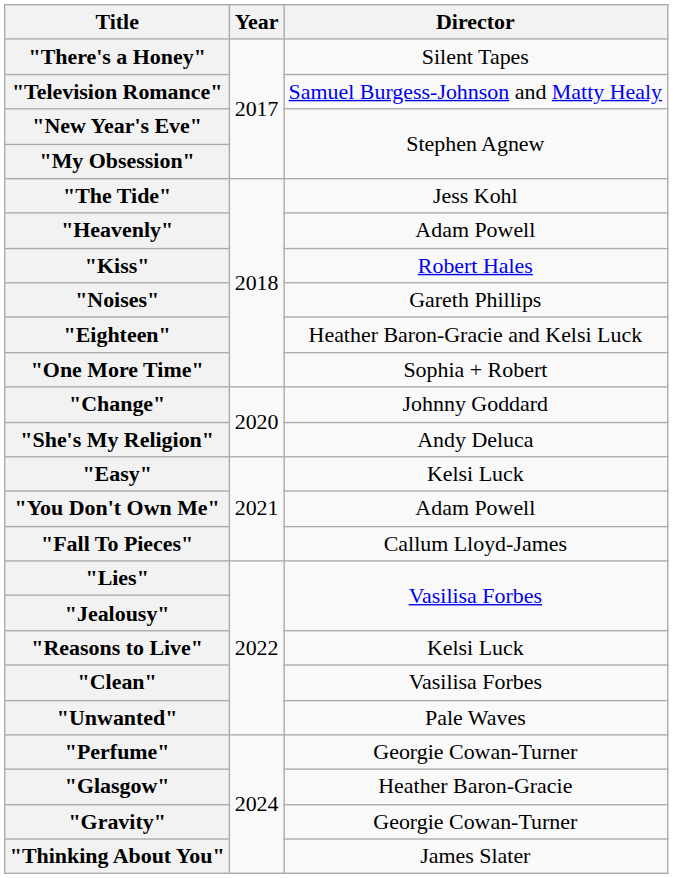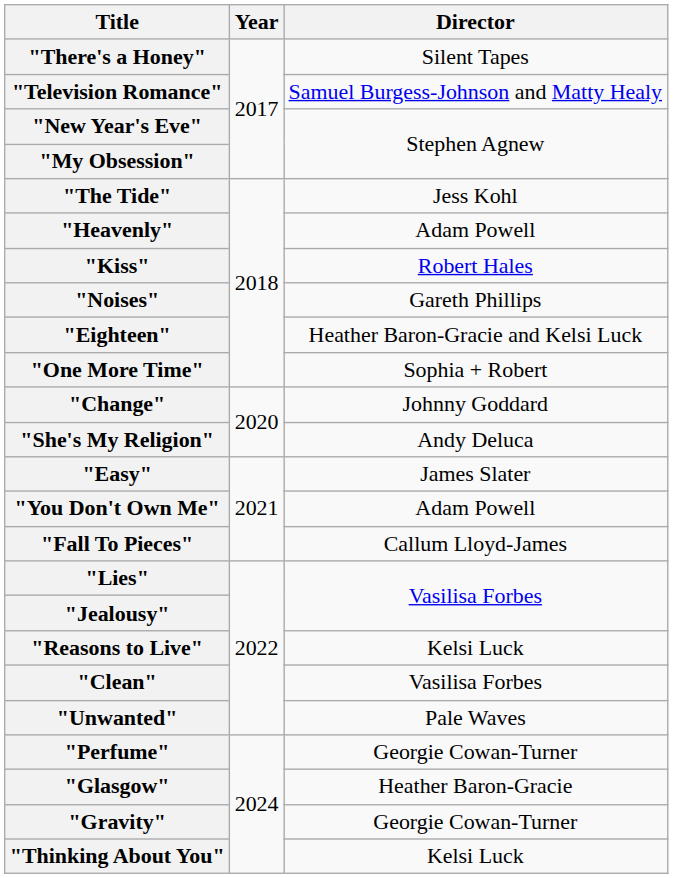(475, 473) Kelsi Luck -> (475, 473) James Slater
(475, 856) James Slater -> (475, 856) Kelsi Luck
